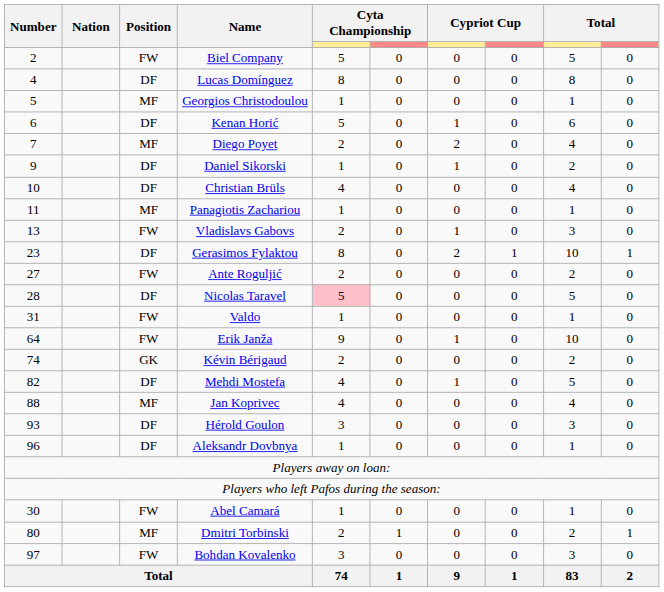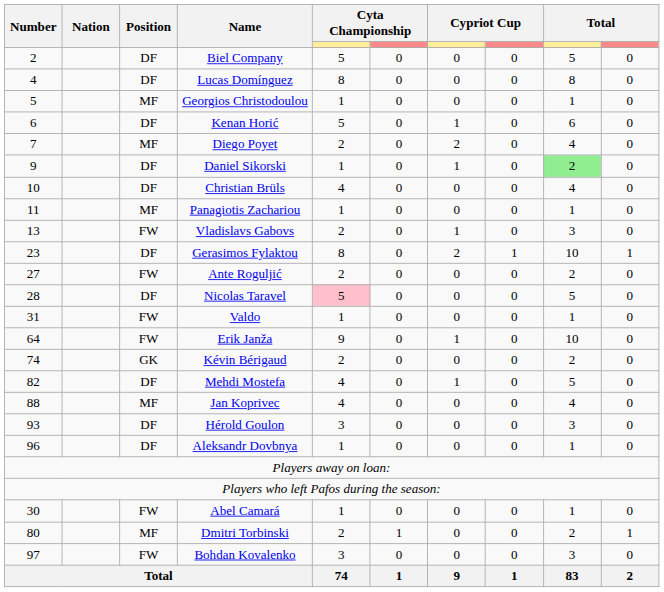(149, 58) FW -> (149, 58) DF
(572, 166) no background -> (572, 166) lightgreen background
